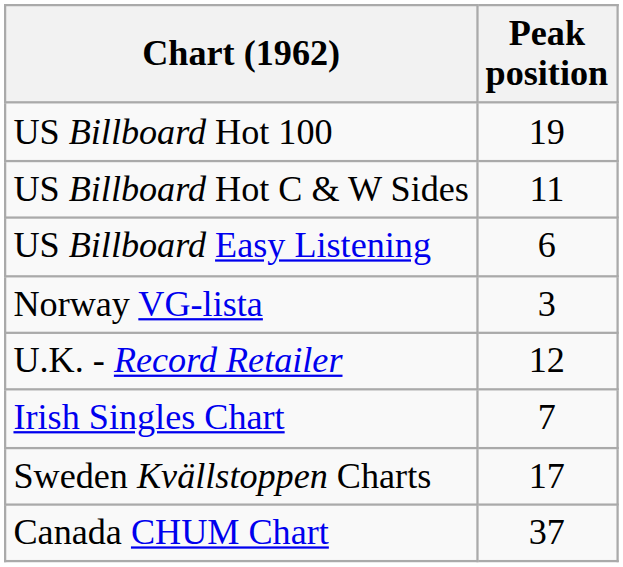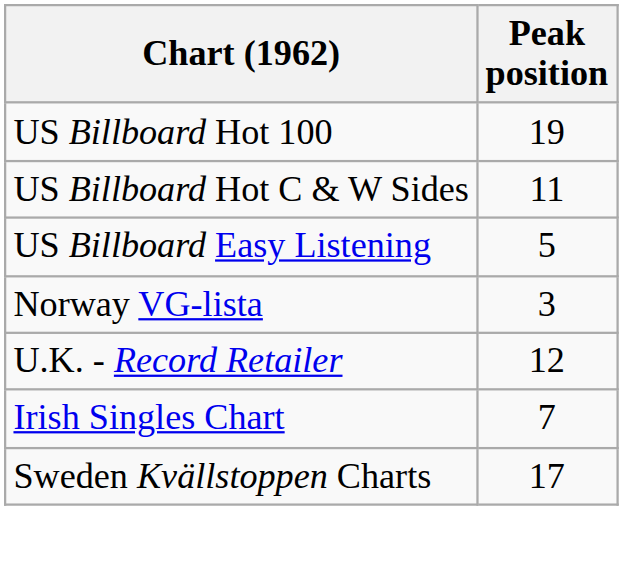(547, 245) 6 -> (547, 245) 5
- row: (171, 532)
